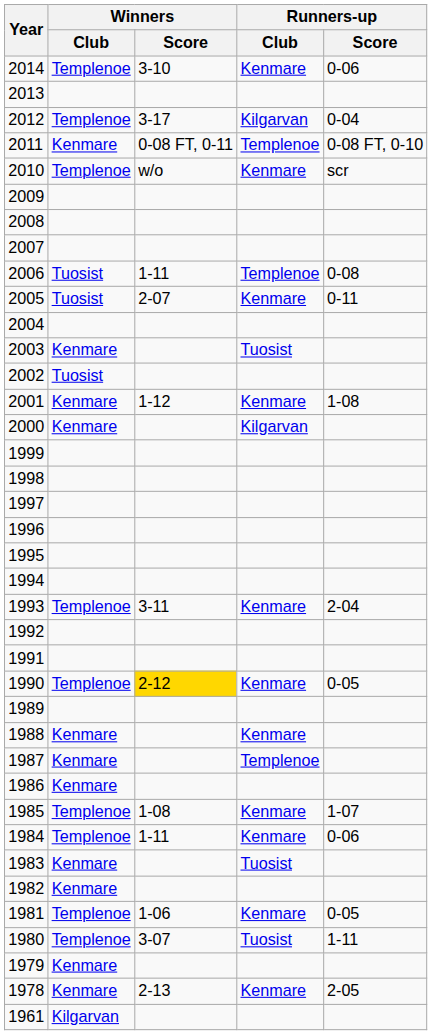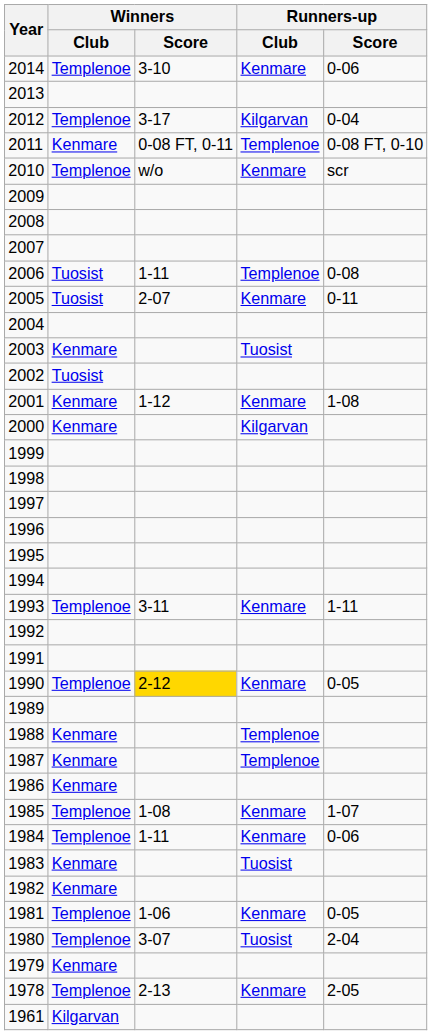(343, 606) 2-04 -> (343, 606) 1-11
(273, 734) Kenmare -> (280, 734) Templenoe
(343, 939) 1-11 -> (343, 939) 2-04
(84, 991) Kenmare -> (91, 991) Templenoe
